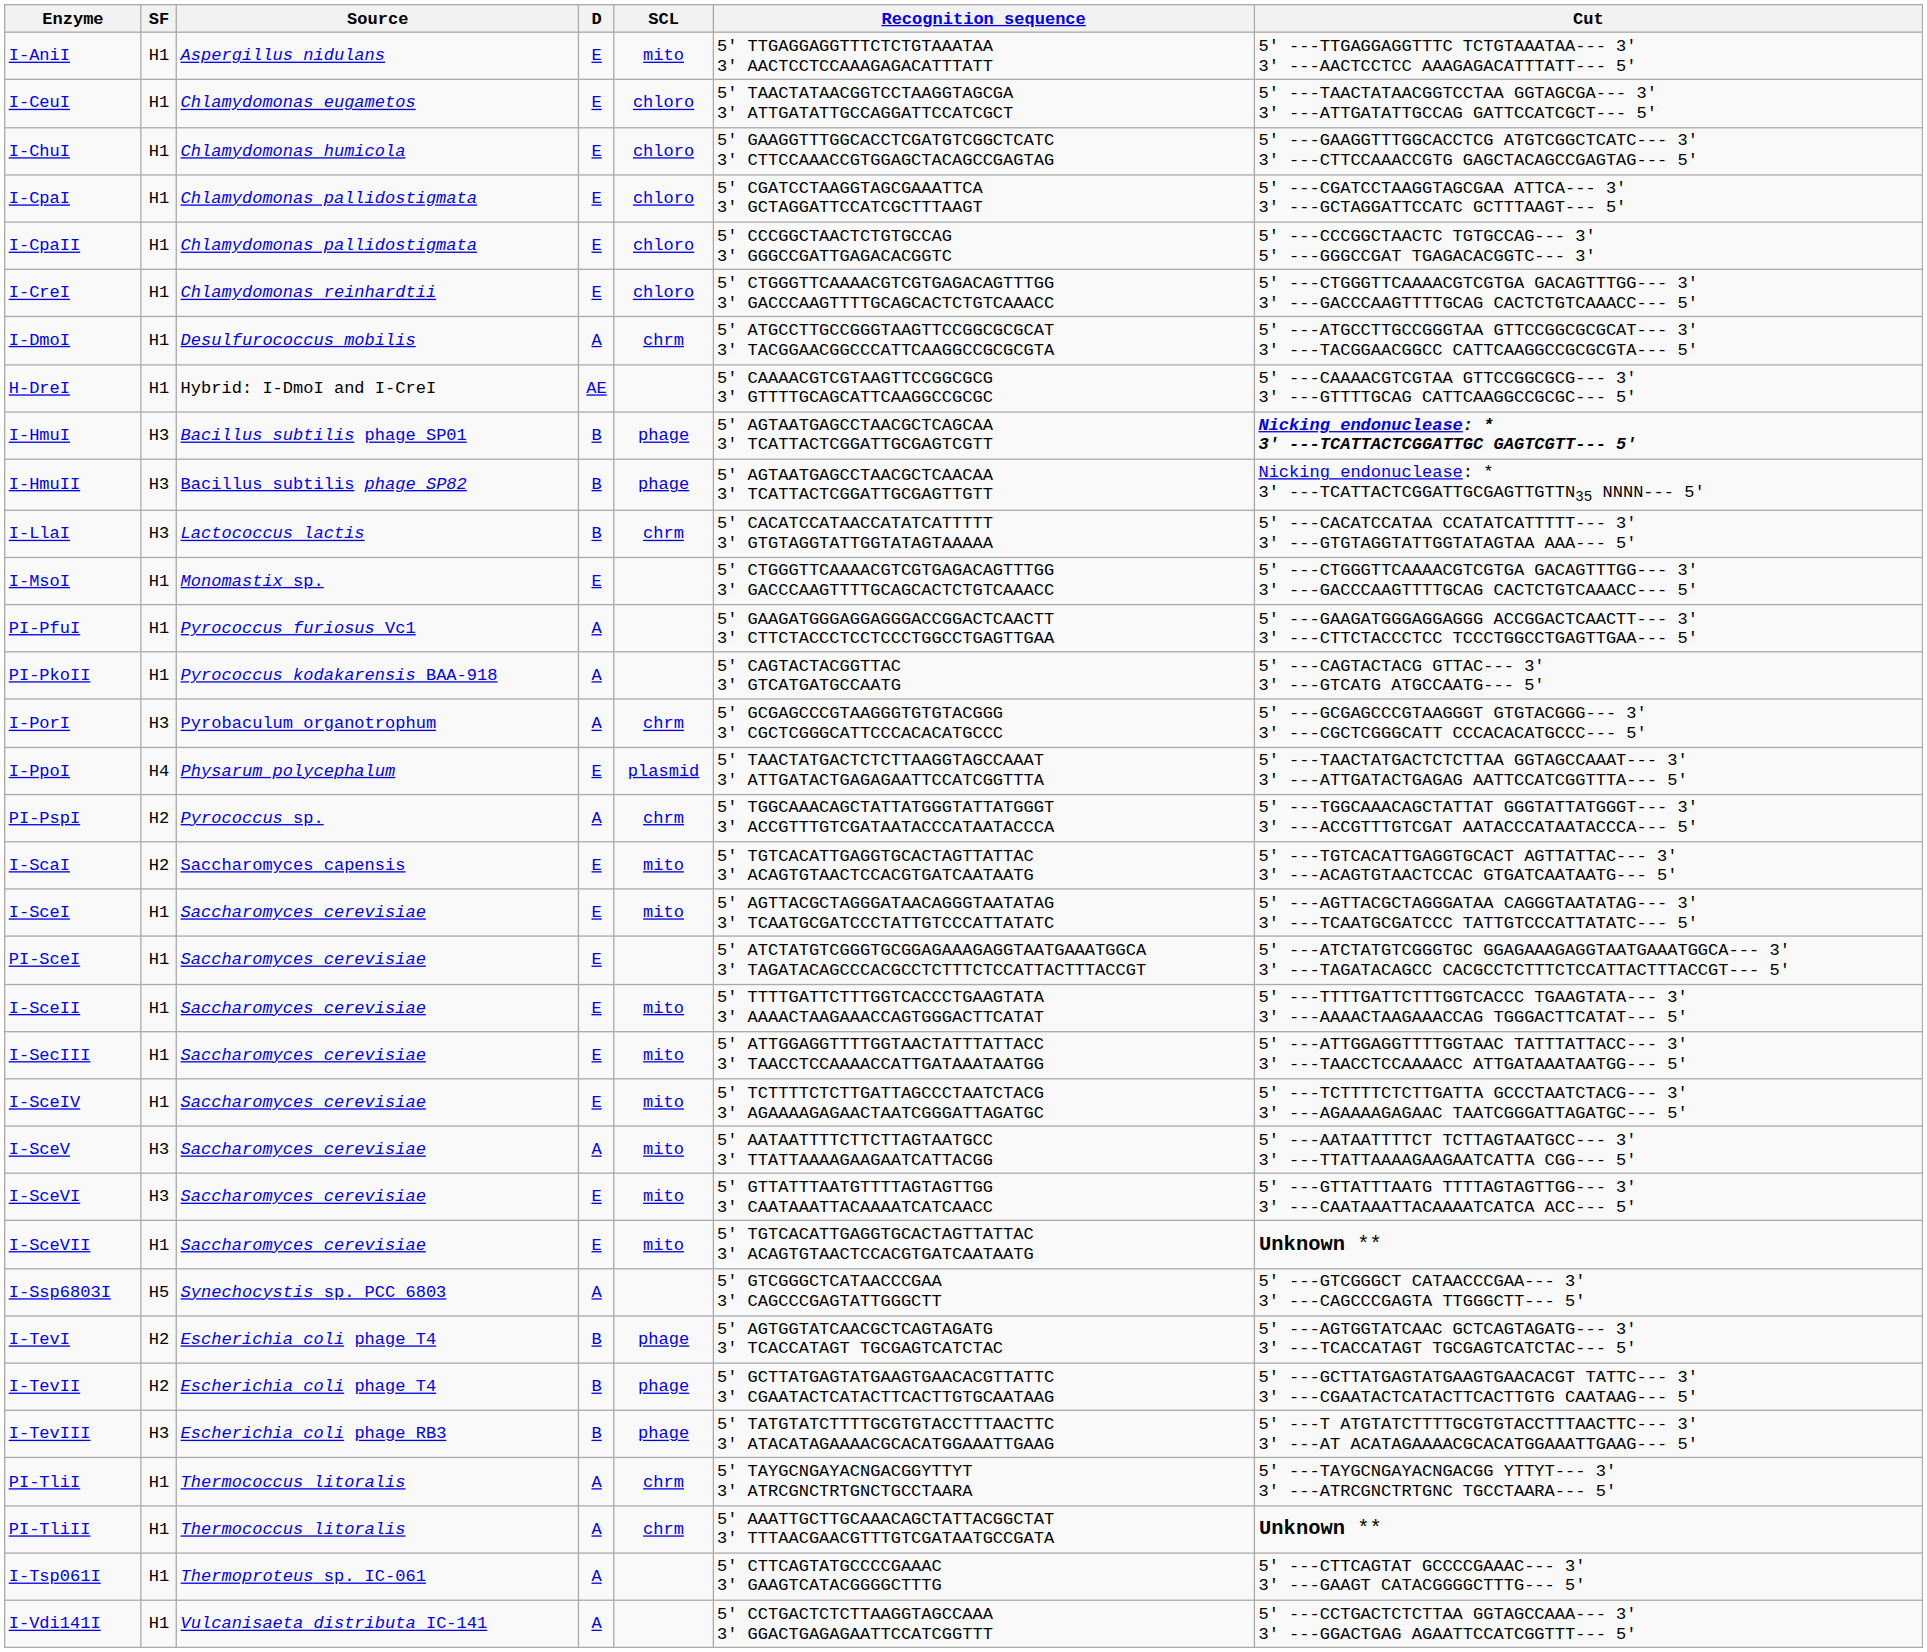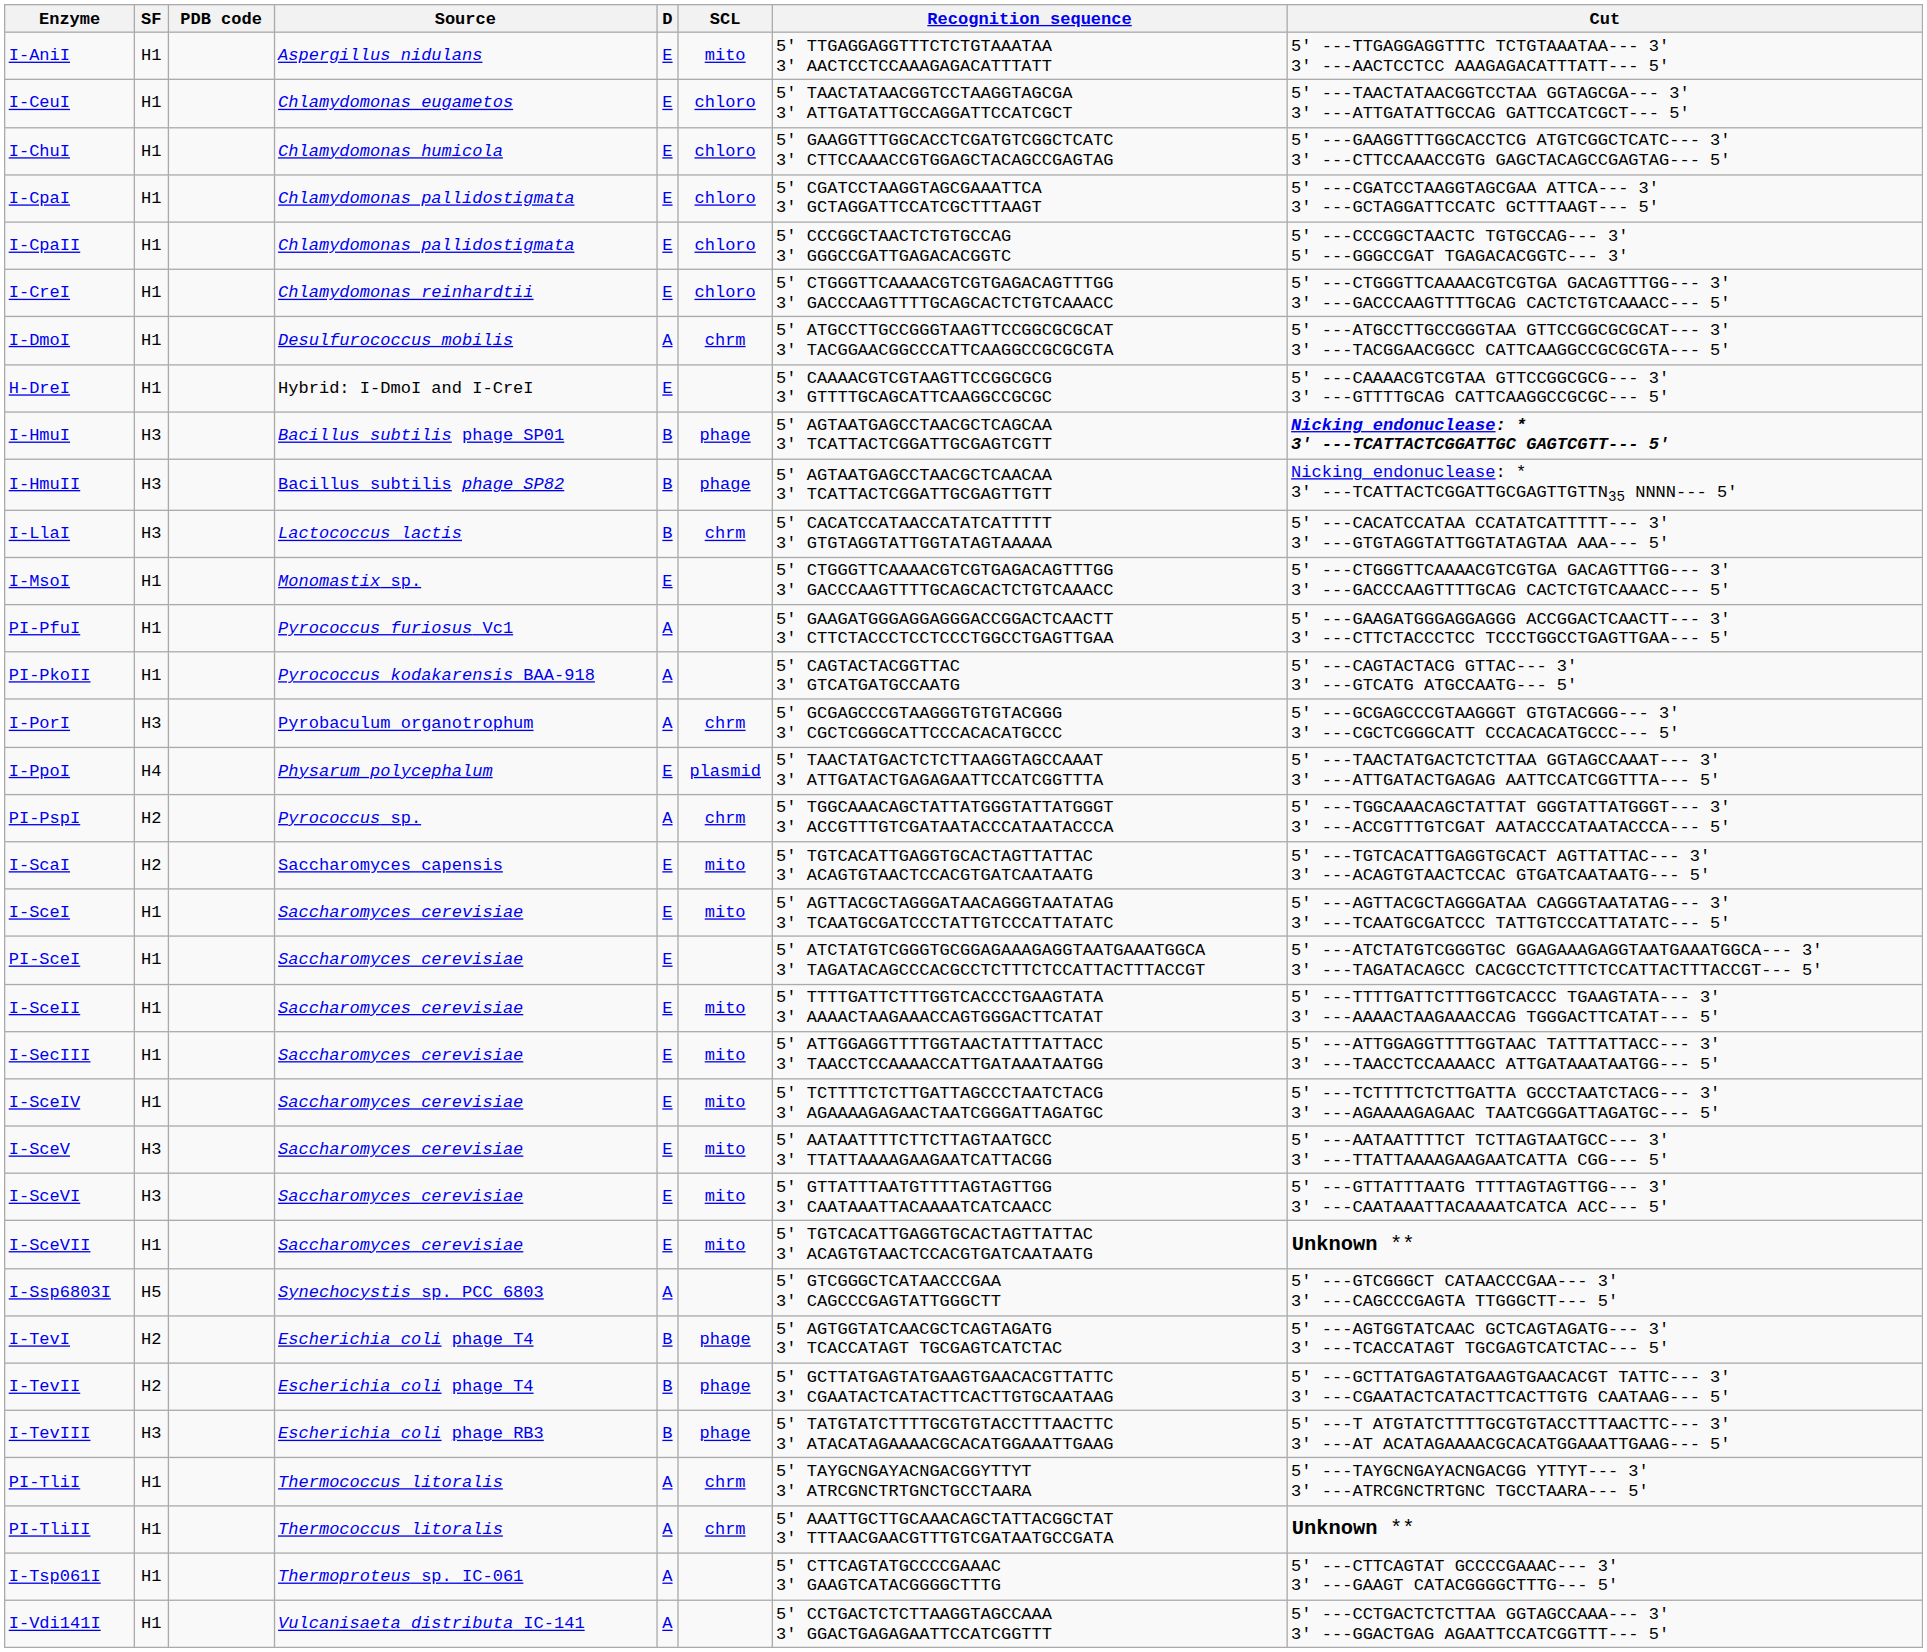+ column: (221, 19)
(597, 388) AE -> (667, 388) E
(597, 1150) A -> (667, 1150) E
